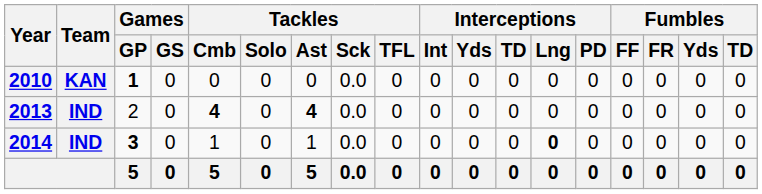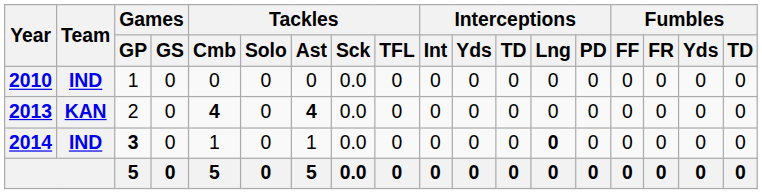(86, 81) KAN -> (86, 81) IND
(133, 81) bold -> (133, 81) normal
(86, 111) IND -> (86, 111) KAN
